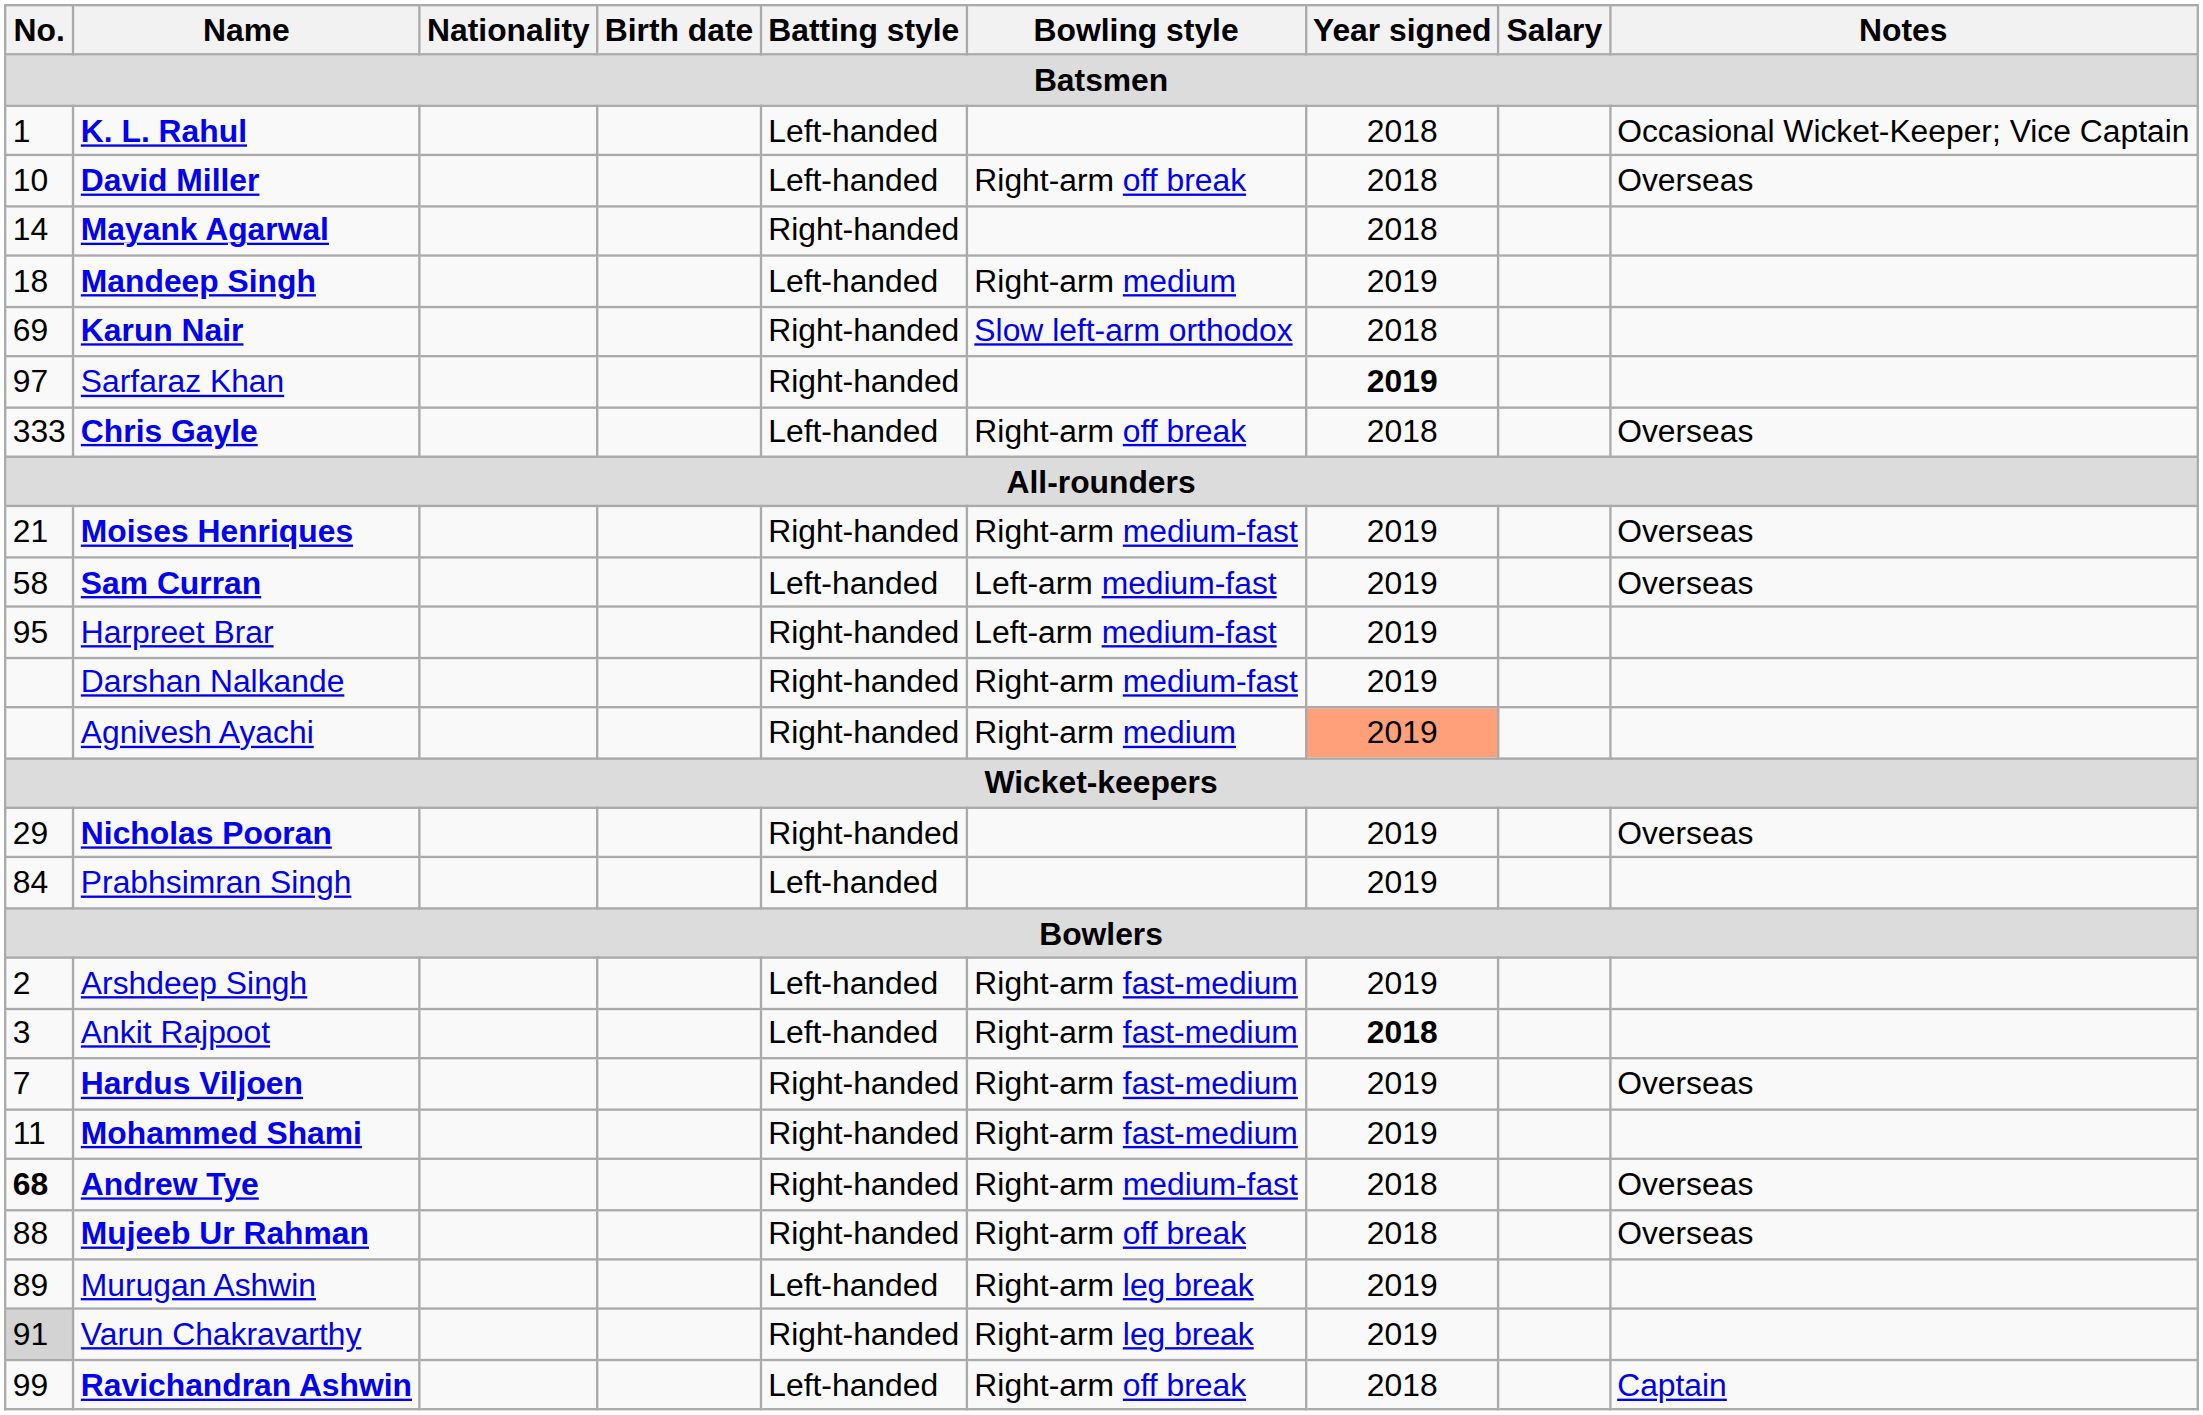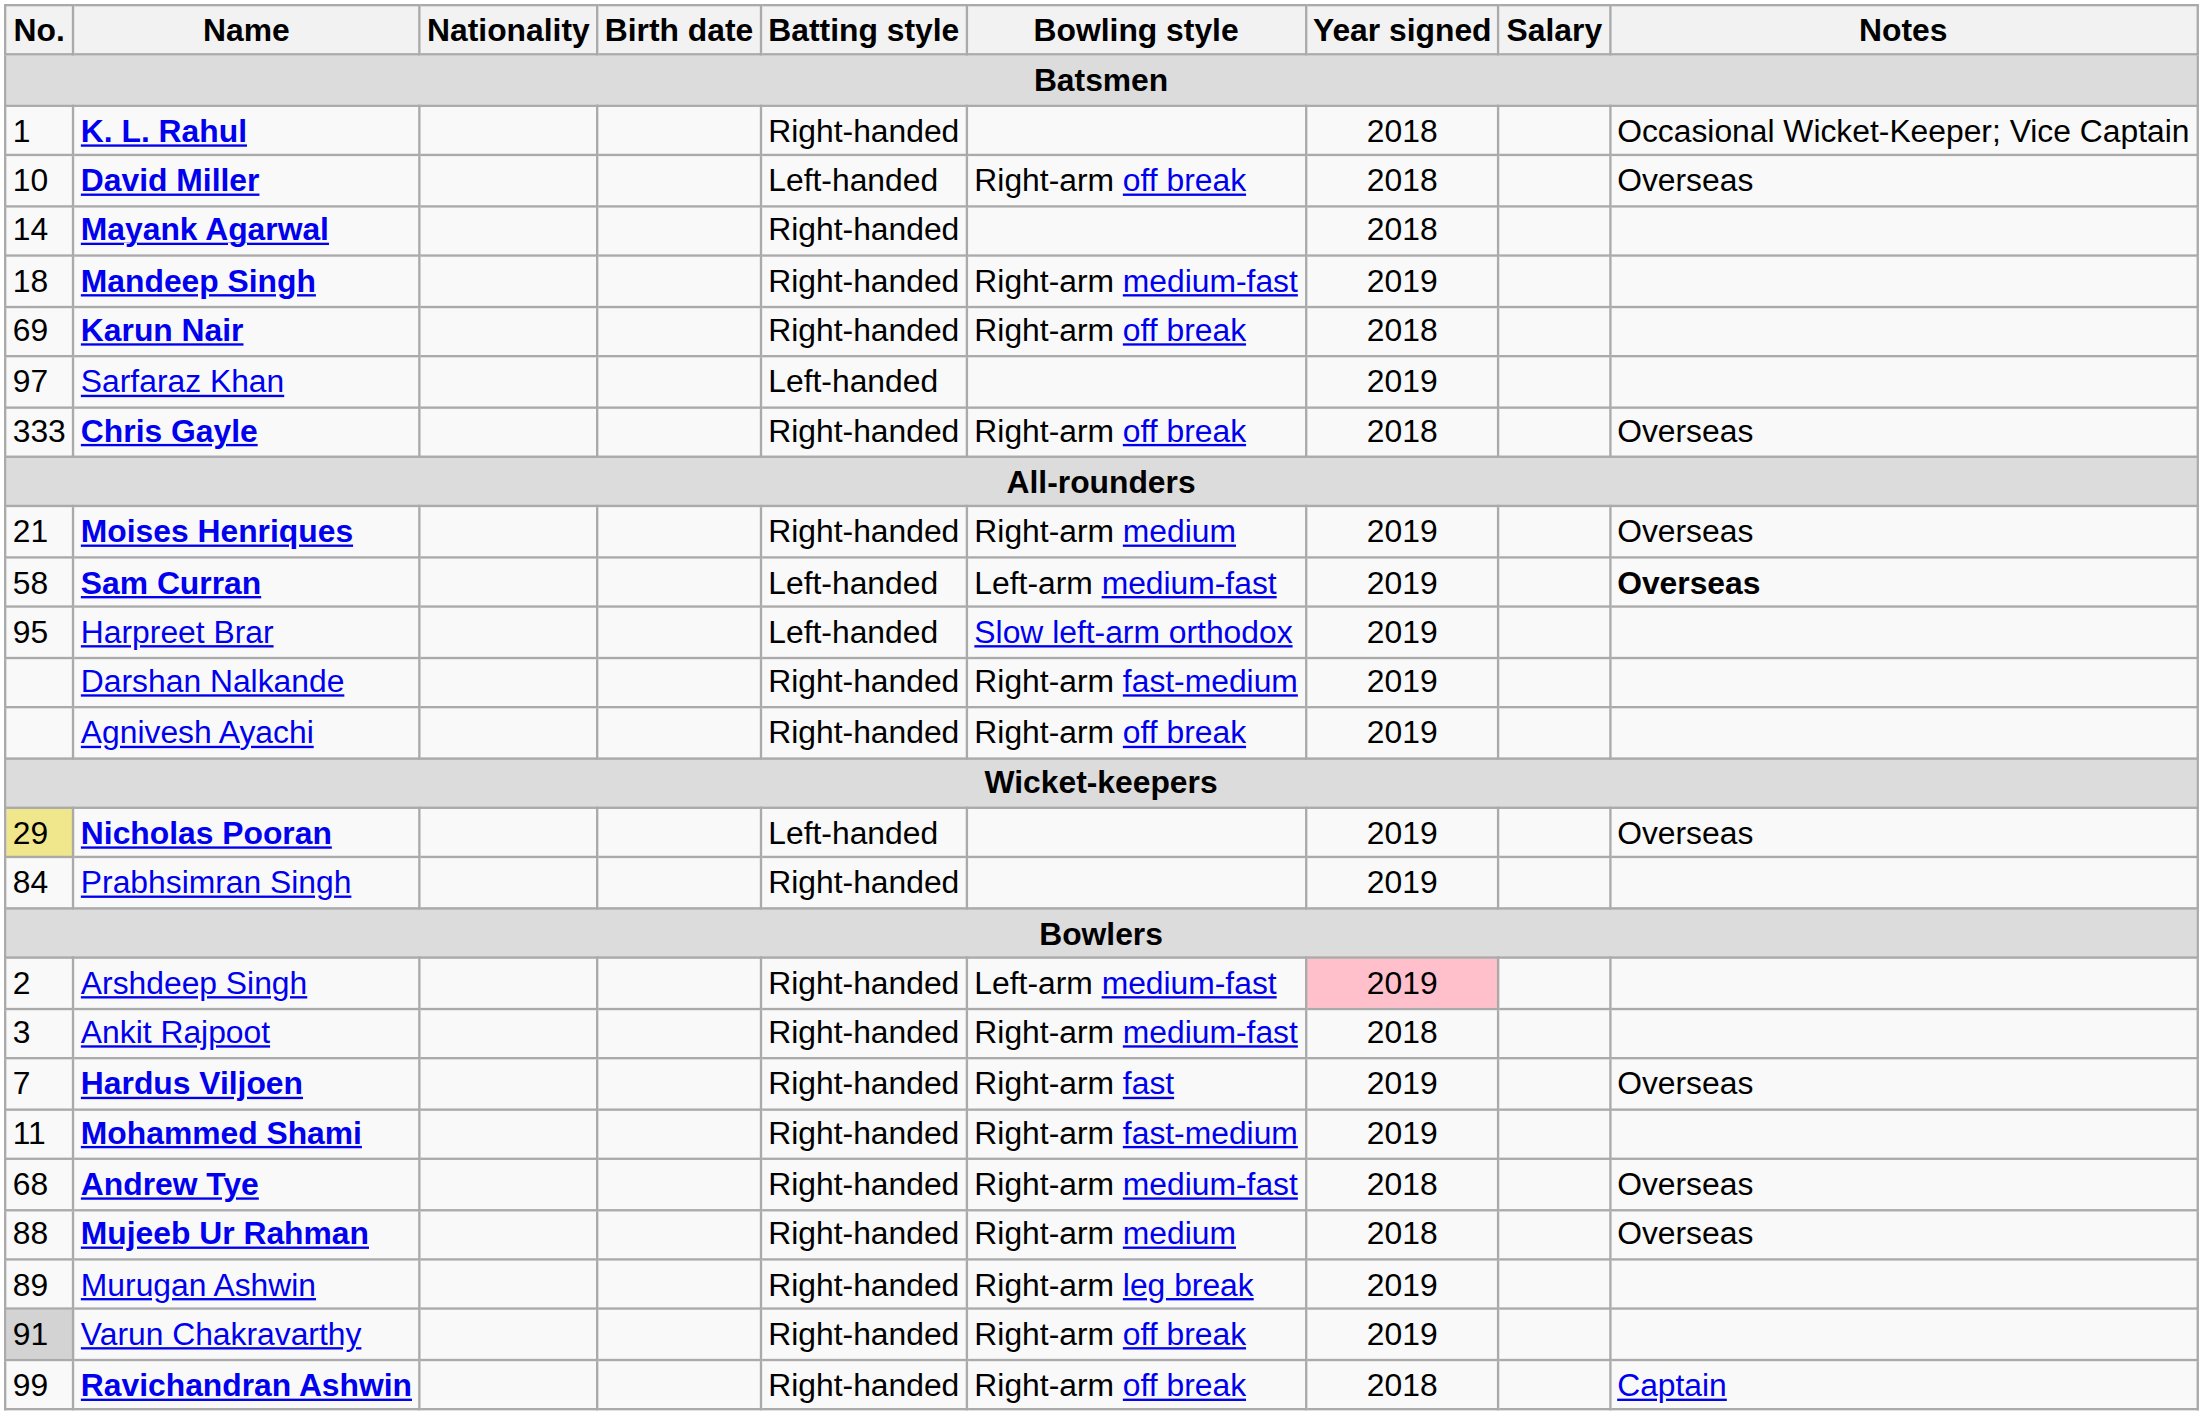(853, 130) Left-handed -> (864, 130) Right-handed
(853, 281) Left-handed -> (864, 281) Right-handed
(1105, 281) Right-arm medium -> (1136, 281) Right-arm medium-fast
(1133, 331) Slow left-arm orthodox -> (1110, 331) Right-arm off break
(864, 381) Right-handed -> (853, 381) Left-handed
(1402, 381) bold -> (1402, 381) normal
(853, 431) Left-handed -> (864, 431) Right-handed
(1136, 531) Right-arm medium-fast -> (1105, 531) Right-arm medium
(1685, 582) normal -> (1689, 582) bold
(864, 632) Right-handed -> (853, 632) Left-handed
(1126, 632) Left-arm medium-fast -> (1133, 632) Slow left-arm orthodox
(1136, 682) Right-arm medium-fast -> (1136, 682) Right-arm fast-medium
(1105, 732) Right-arm medium -> (1110, 732) Right-arm off break
(1402, 732) lightsalmon background -> (1402, 732) no background
(30, 832) no background -> (30, 832) khaki background
(864, 832) Right-handed -> (853, 832) Left-handed
(853, 883) Left-handed -> (864, 883) Right-handed
(853, 983) Left-handed -> (864, 983) Right-handed
(1136, 983) Right-arm fast-medium -> (1126, 983) Left-arm medium-fast
(1402, 983) no background -> (1402, 983) pink background
(853, 1033) Left-handed -> (864, 1033) Right-handed
(1136, 1033) Right-arm fast-medium -> (1136, 1033) Right-arm medium-fast
(1402, 1033) bold -> (1402, 1033) normal
(1136, 1083) Right-arm fast-medium -> (1074, 1083) Right-arm fast
(30, 1184) bold -> (30, 1184) normal
(1110, 1234) Right-arm off break -> (1105, 1234) Right-arm medium
(853, 1284) Left-handed -> (864, 1284) Right-handed
(1114, 1334) Right-arm leg break -> (1110, 1334) Right-arm off break
(853, 1384) Left-handed -> (864, 1384) Right-handed
